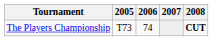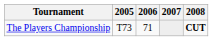(148, 28) 74 -> (148, 28) 71
